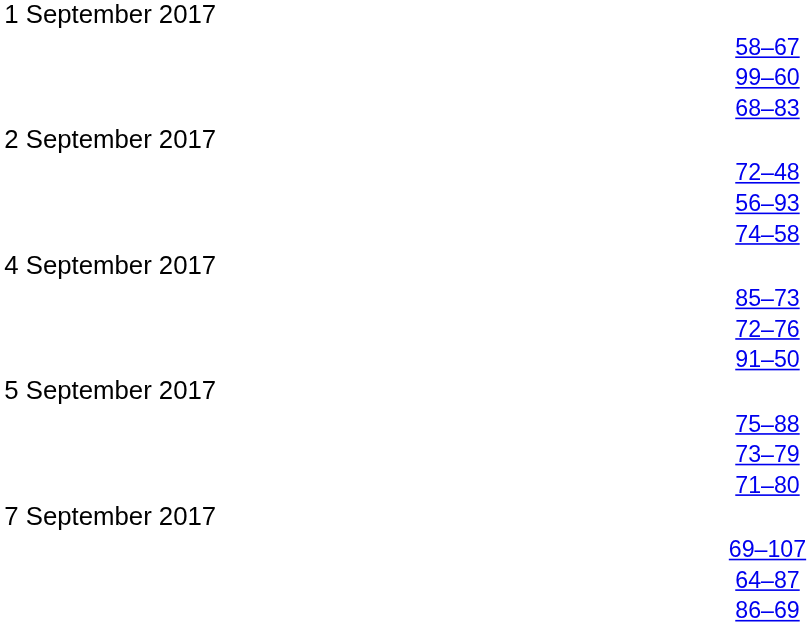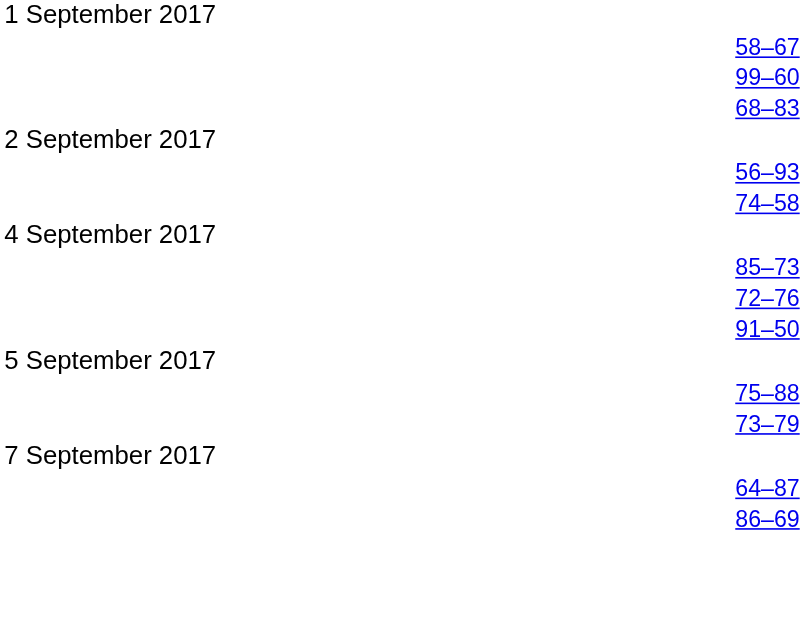- row: (320, 172)
- row: (320, 485)
- row: (320, 549)
